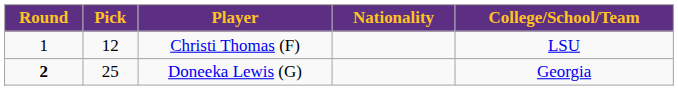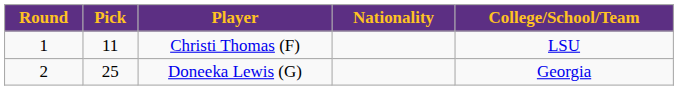(110, 44) 12 -> (110, 44) 11
(44, 71) bold -> (44, 71) normal
